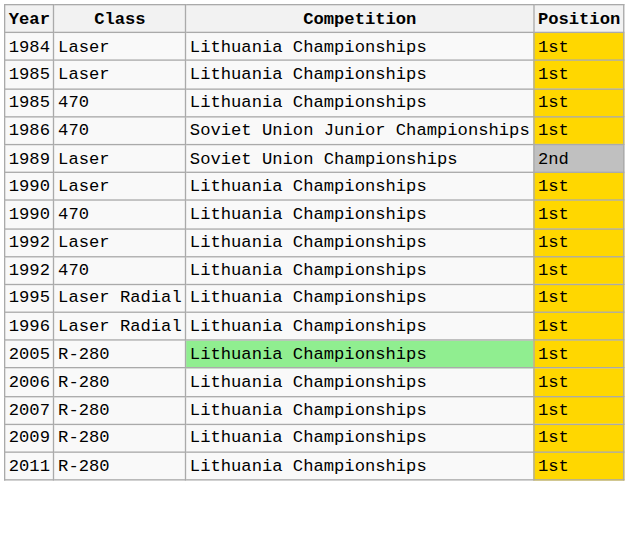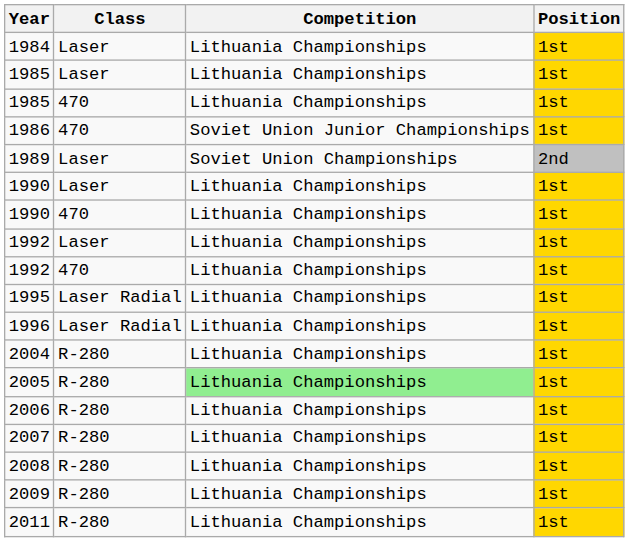+ row: (29, 354)
+ row: (29, 466)
